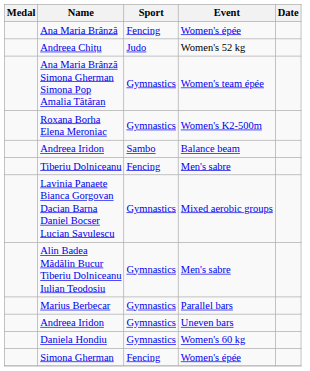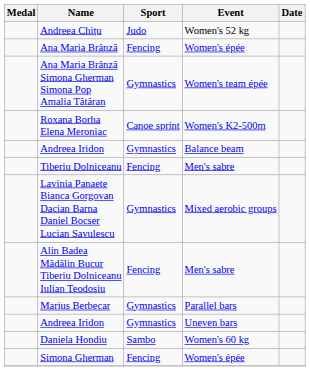rows swapped: (79, 30) <-> (71, 47)
(151, 125) Gymnastics -> (153, 125) Canoe sprint
(141, 149) Sambo -> (151, 149) Gymnastics
(151, 269) Gymnastics -> (143, 269) Fencing
(151, 340) Gymnastics -> (141, 340) Sambo
